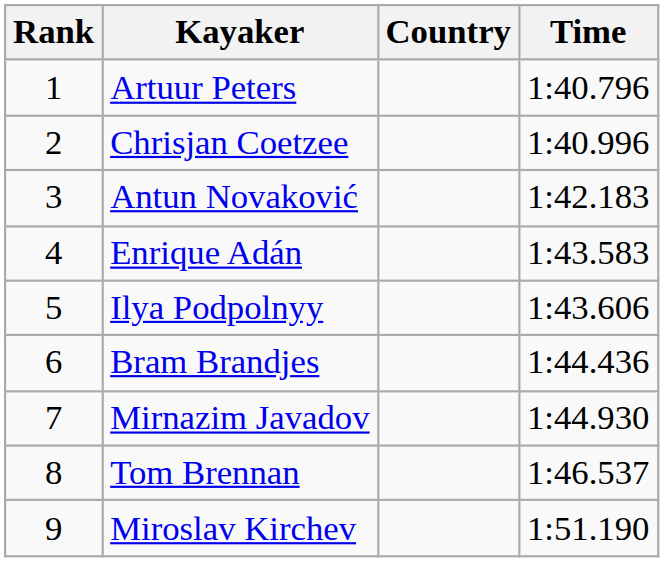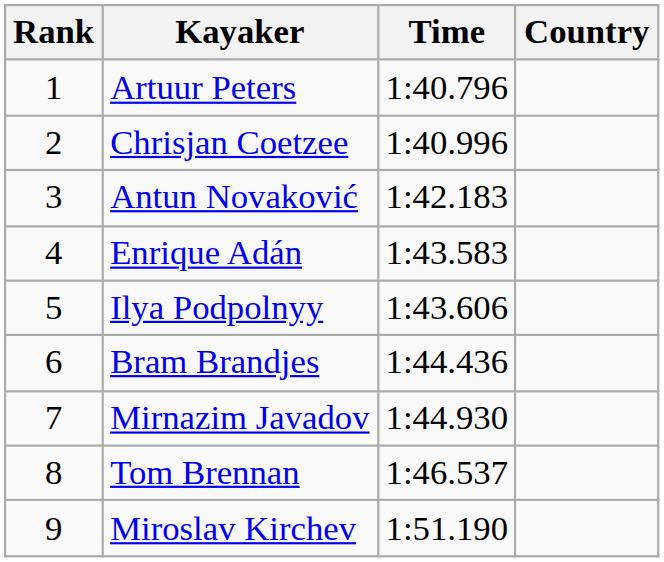columns swapped: (448, 32) <-> (588, 32)
